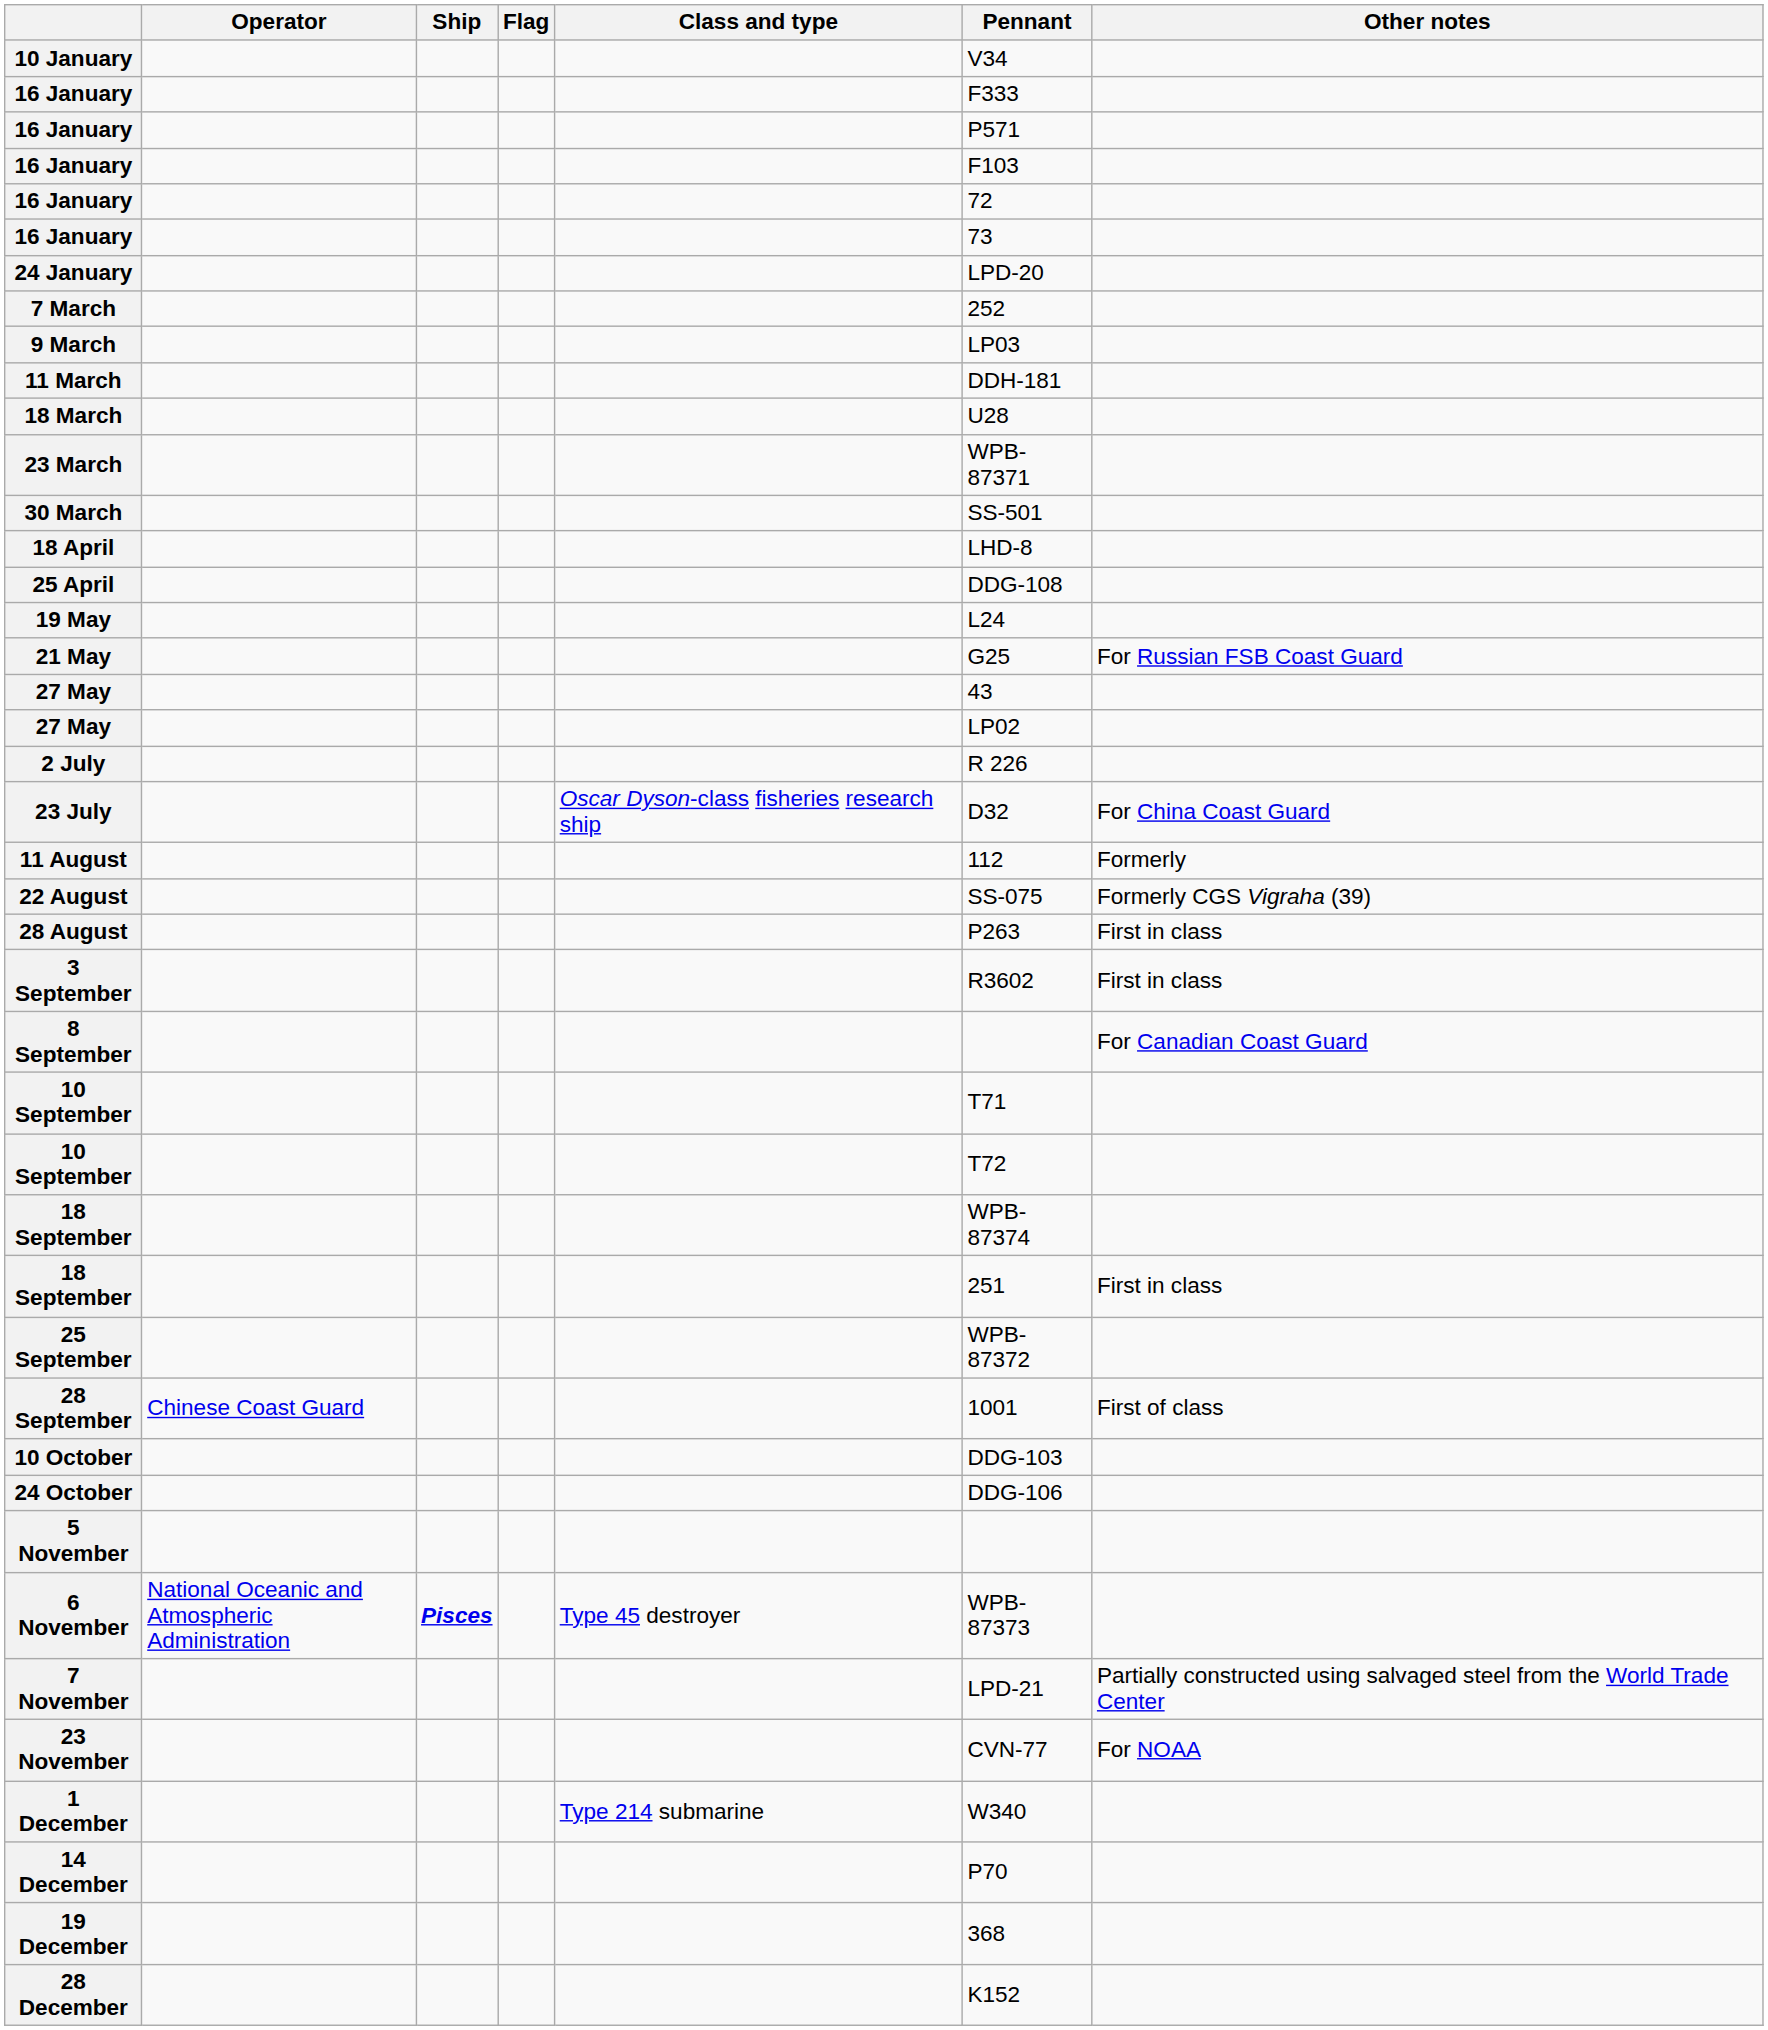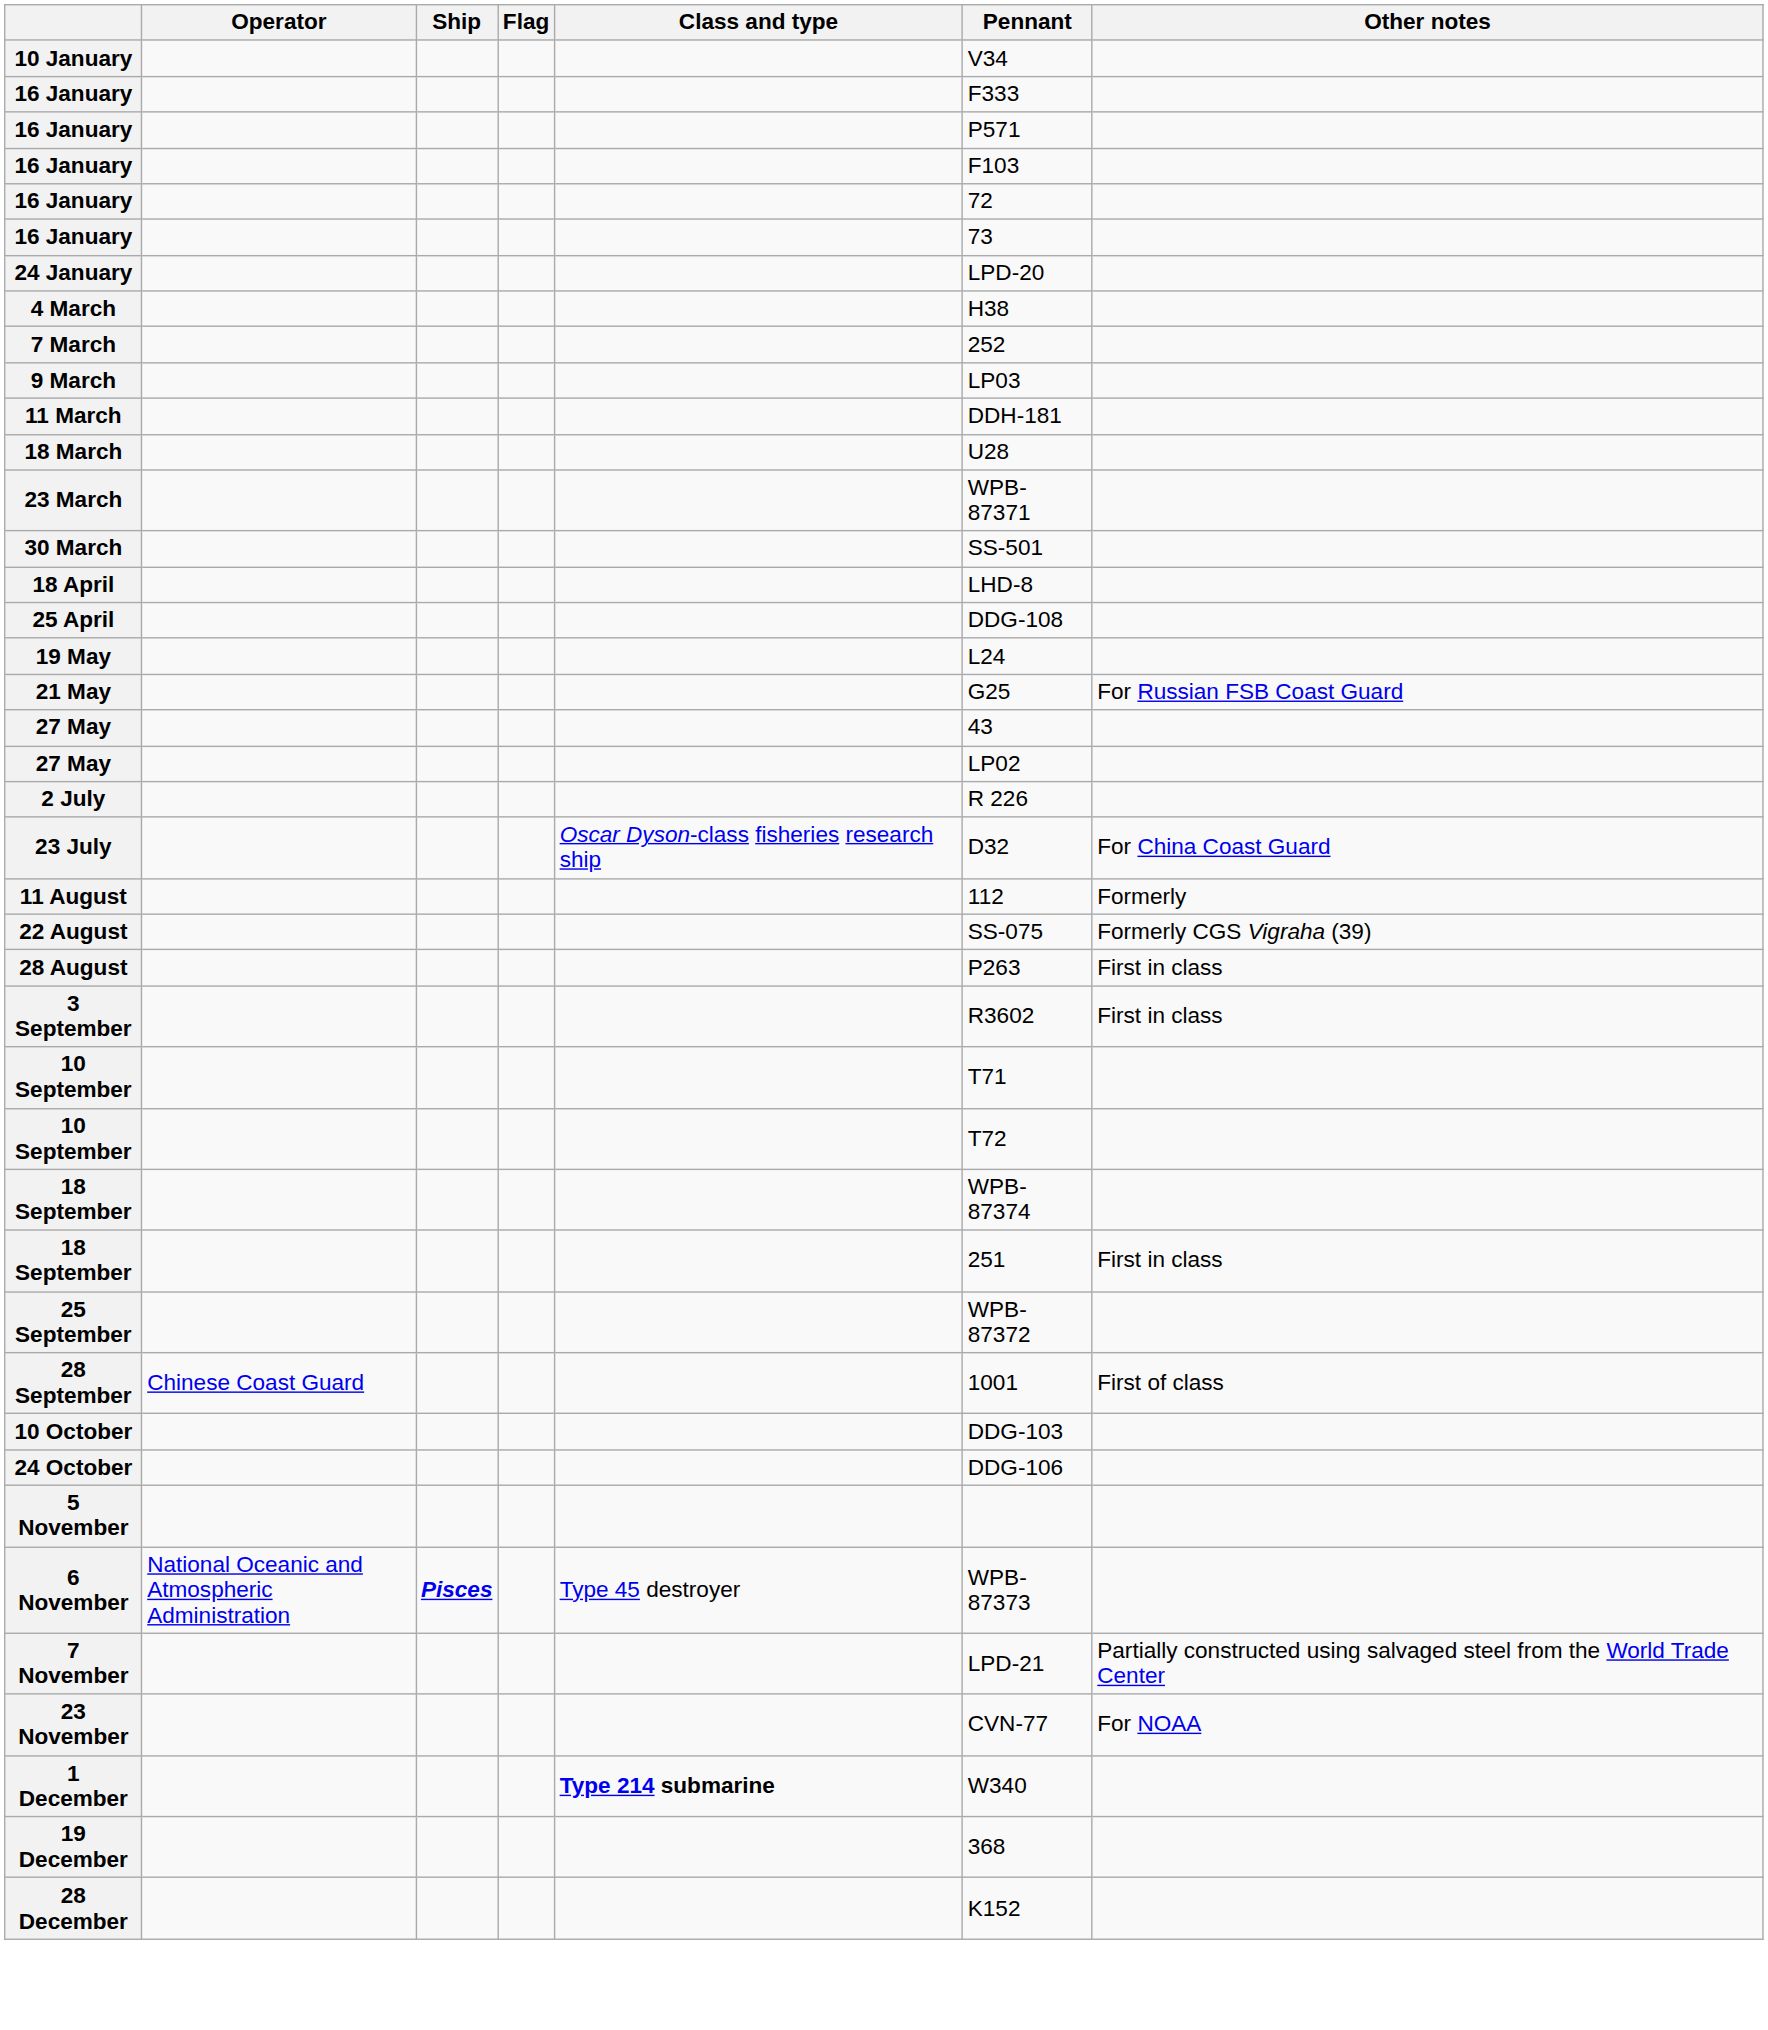+ row: (73, 308)
- row: (73, 1041)
(662, 1811) normal -> (667, 1785) bold
- row: (73, 1872)
